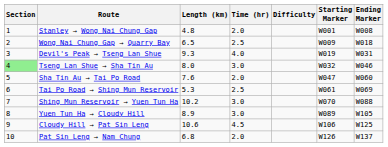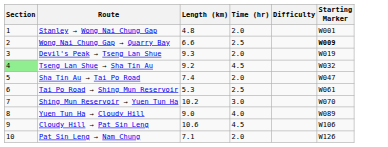- column: (368, 14)
(188, 42) 6.5 -> (188, 42) 6.6
(327, 42) normal -> (327, 42) bold
(238, 54) 4.0 -> (238, 54) 2.0
(188, 65) 8.0 -> (188, 65) 9.2
(238, 65) 3.0 -> (238, 65) 4.5
(188, 77) 7.6 -> (188, 77) 7.4
(188, 113) 8.9 -> (188, 113) 9.0
(238, 113) 3.0 -> (238, 113) 4.0
(188, 136) 6.8 -> (188, 136) 7.1
